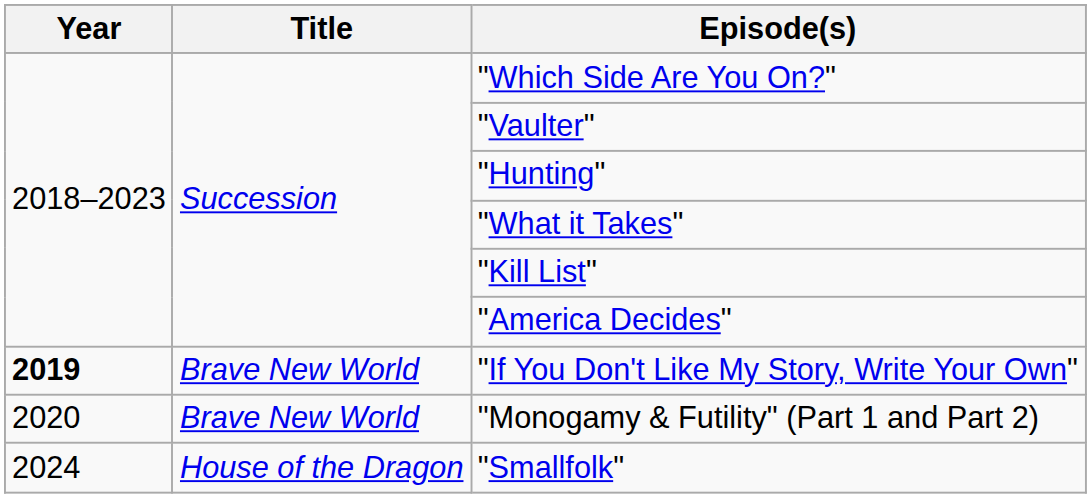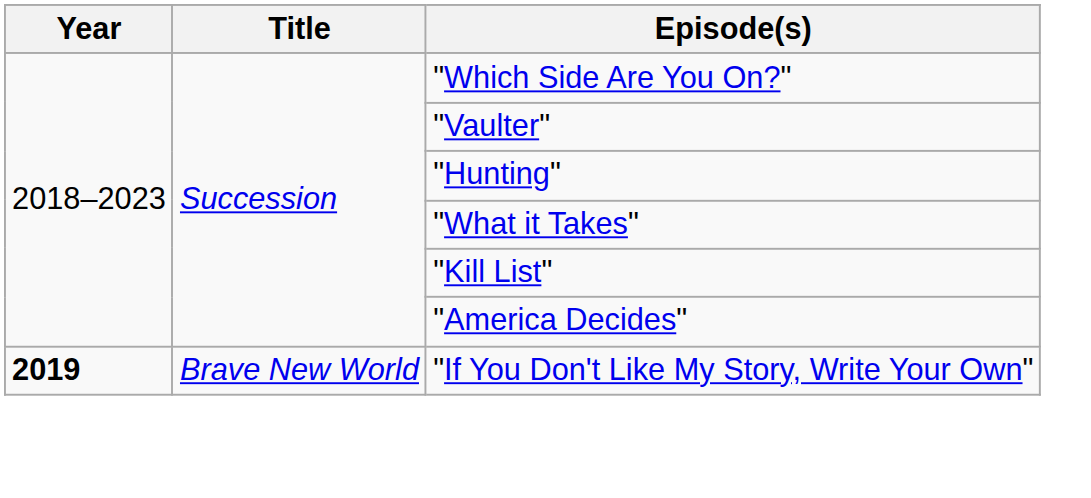- row: (758, 418)
- row: (551, 467)
